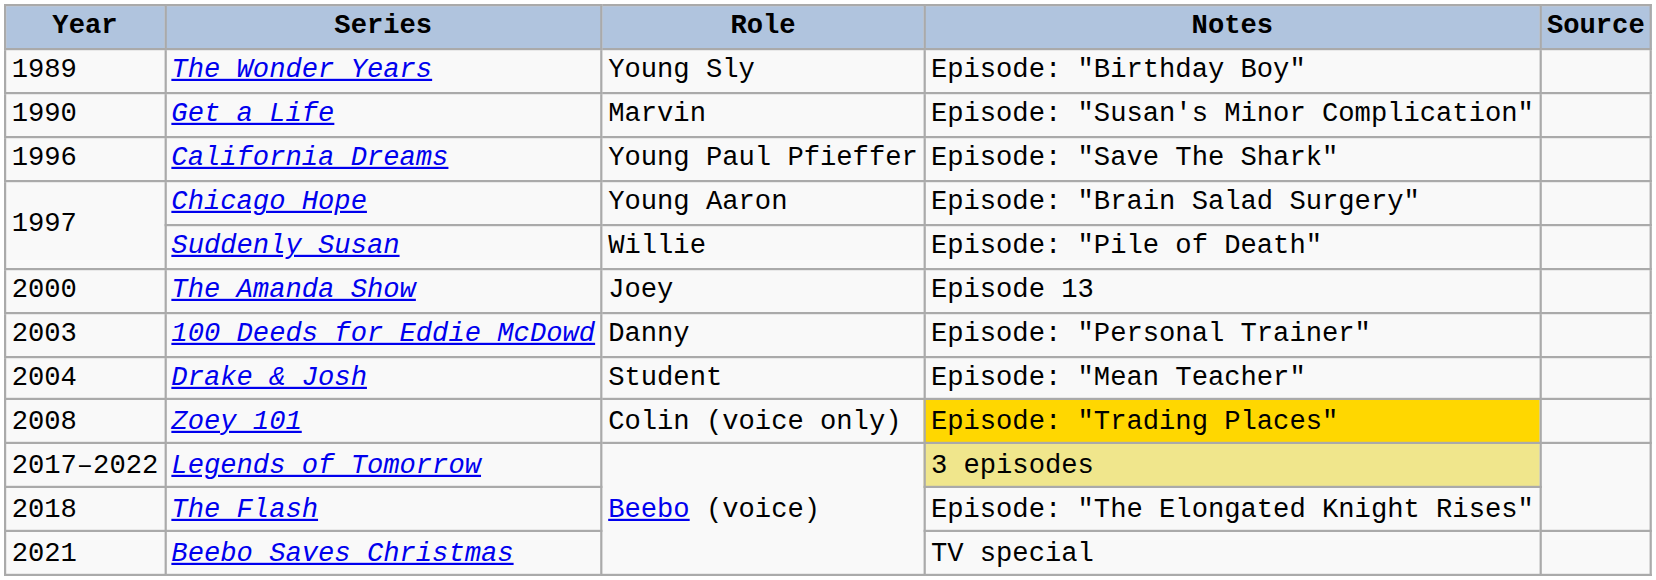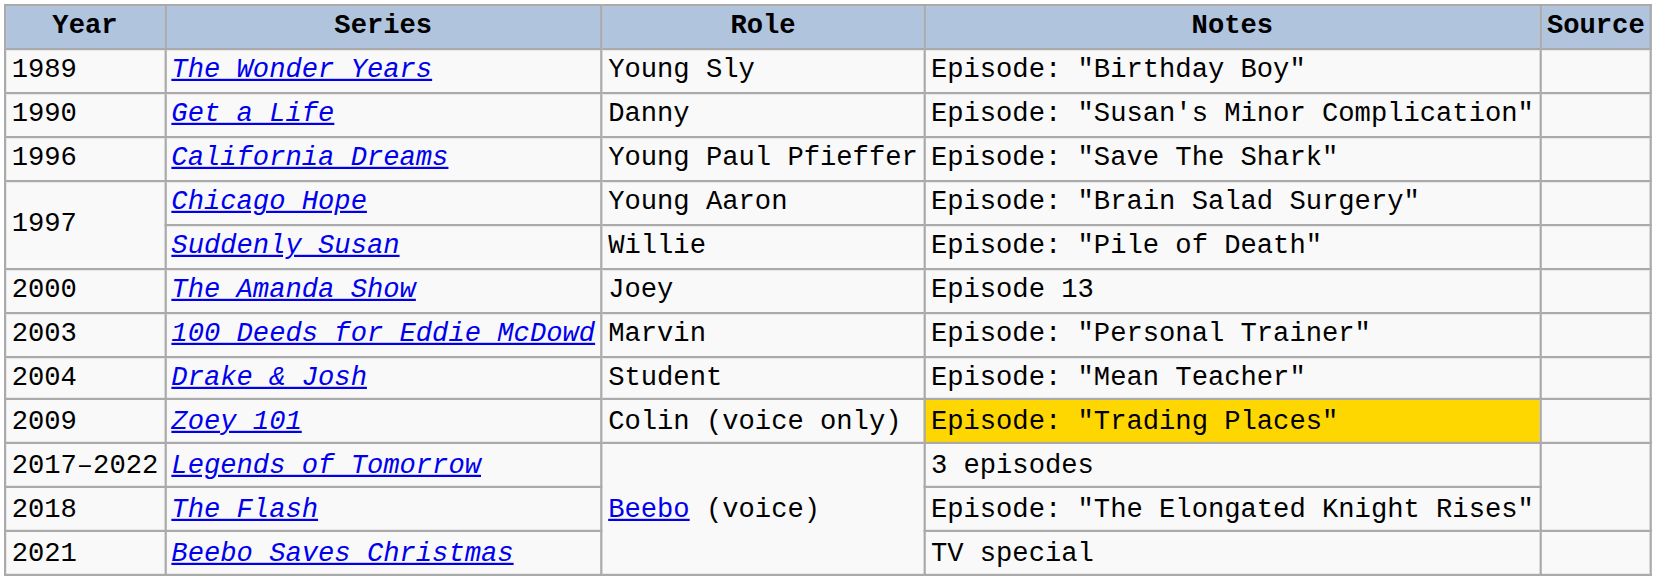(657, 115) Marvin -> (649, 115) Danny
(649, 334) Danny -> (657, 334) Marvin
(44, 422) 2008 -> (44, 422) 2009
(1012, 466) khaki background -> (1012, 466) no background
